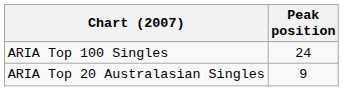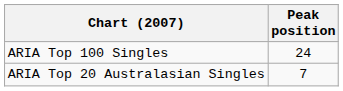(303, 75) 9 -> (303, 75) 7
